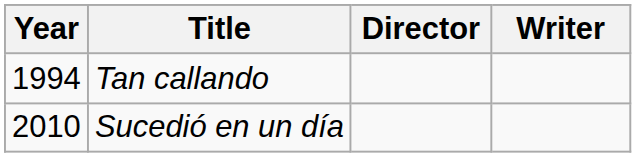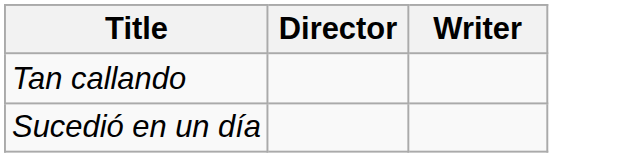- column: (46, 28)
